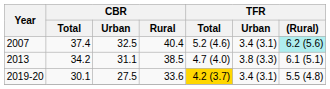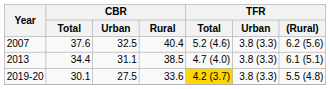(80, 44) 37.4 -> (80, 44) 37.6
(258, 44) 3.4 (3.1) -> (258, 44) 3.8 (3.3)
(305, 44) paleturquoise background -> (305, 44) no background
(80, 60) 34.2 -> (80, 60) 34.4
(258, 76) 3.4 (3.1) -> (258, 76) 3.8 (3.3)
